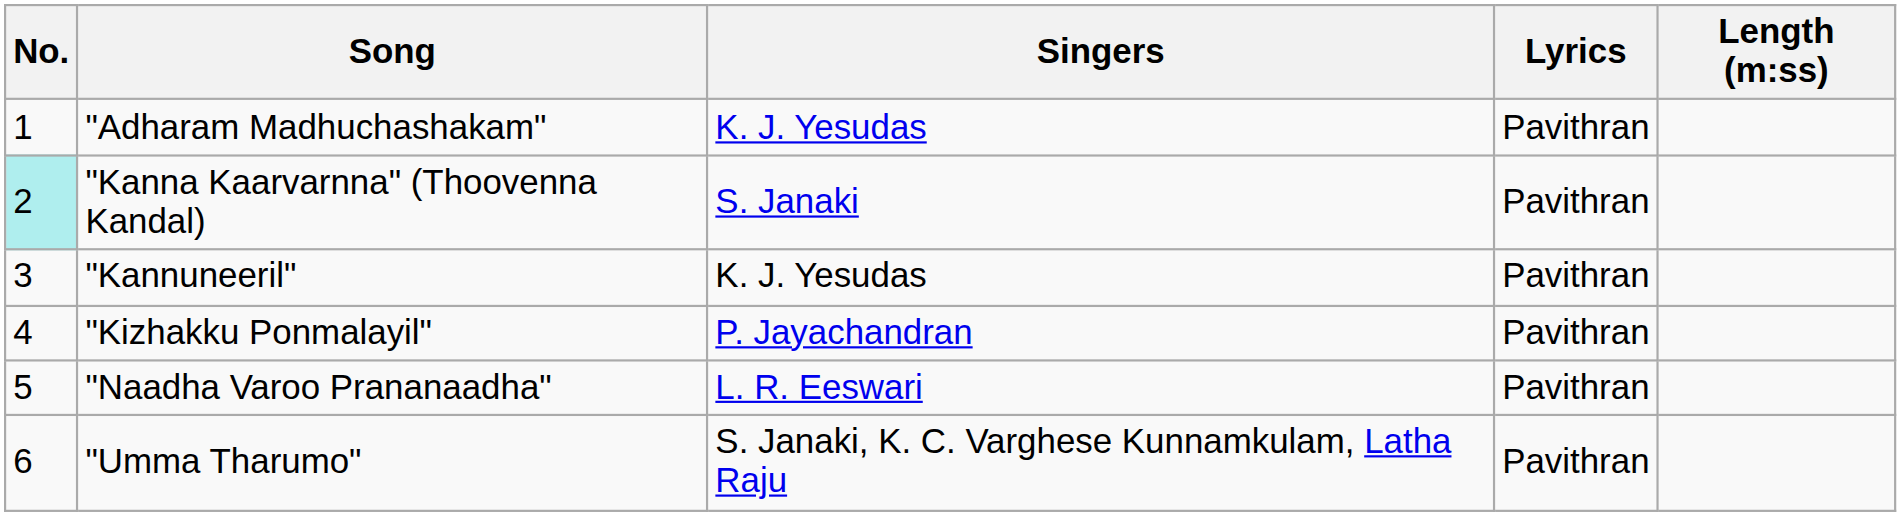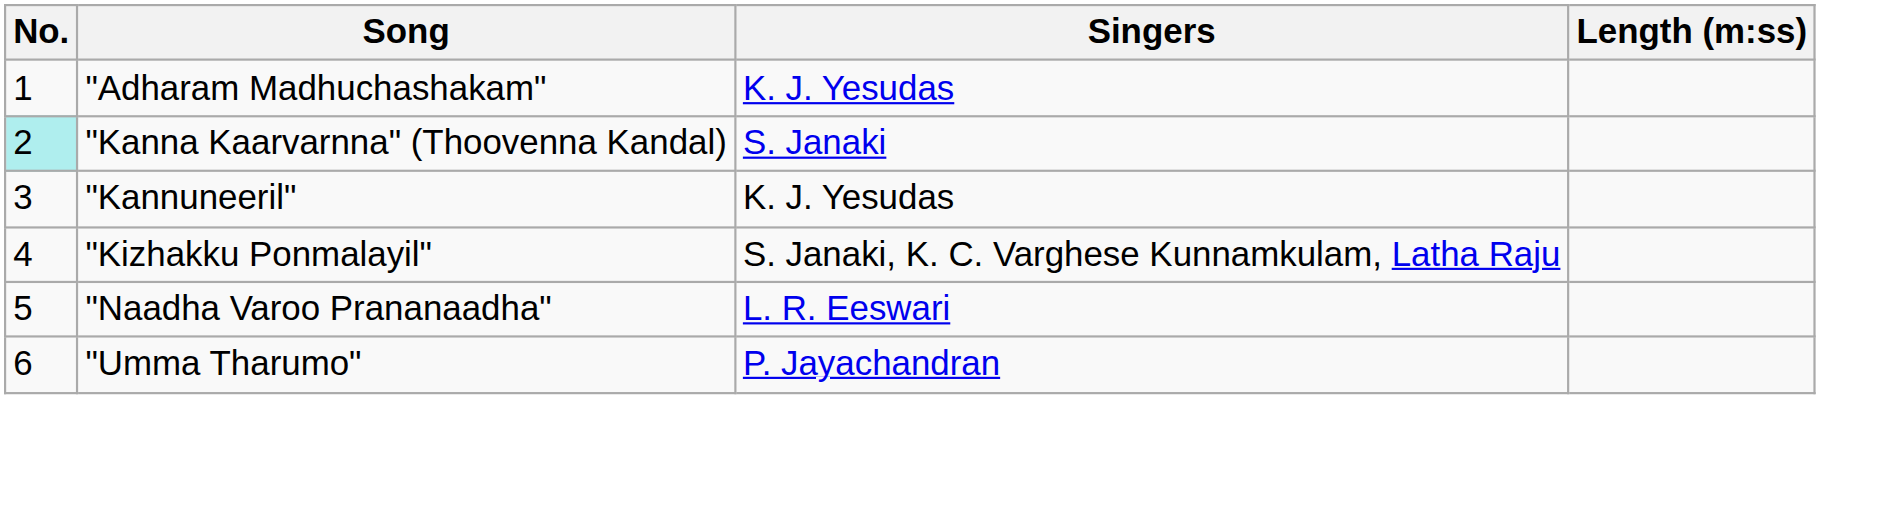- column: (1576, 51)
(844, 331) P. Jayachandran -> (1152, 253) S. Janaki, K. C. Varghese Kunnamkulam, Latha Raju
(1083, 462) S. Janaki, K. C. Varghese Kunnamkulam, Latha Raju -> (872, 364) P. Jayachandran
